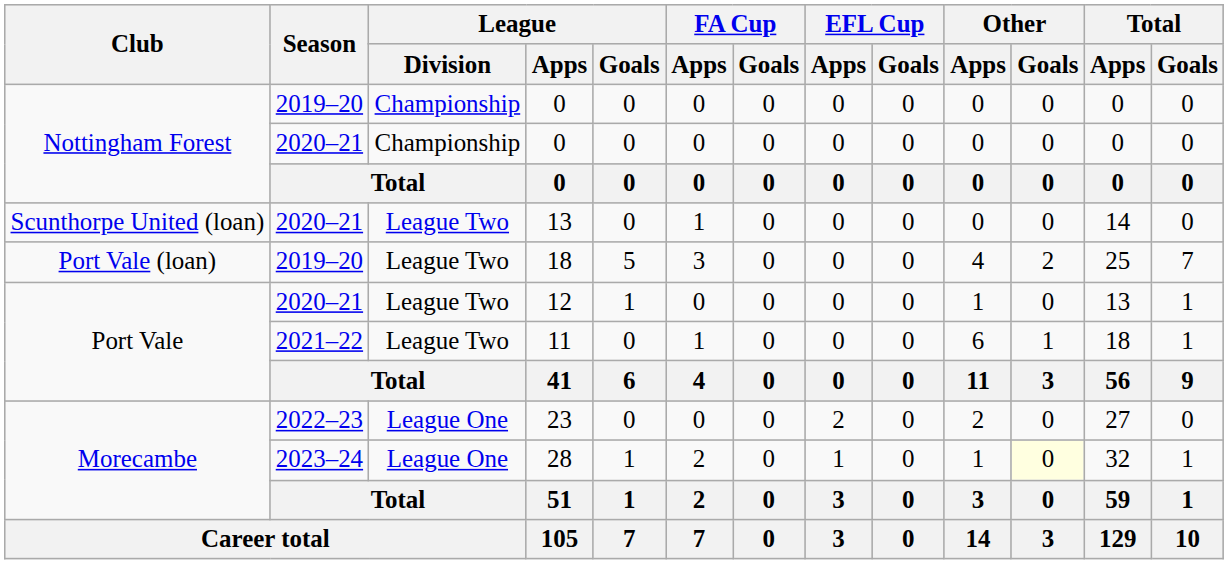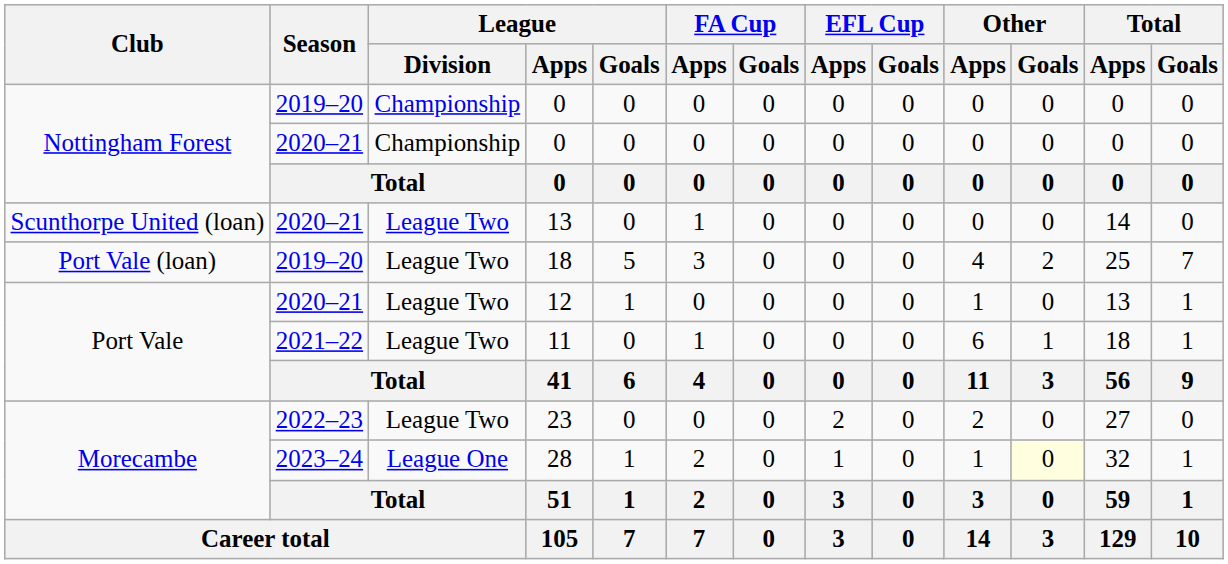(447, 420) League One -> (447, 420) League Two
